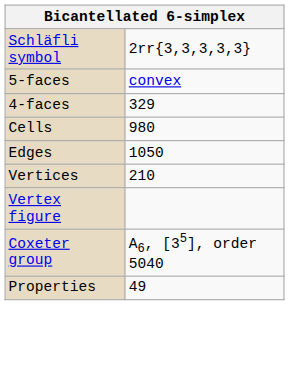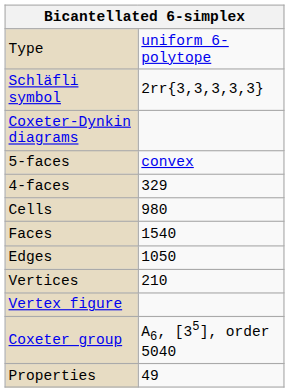+ row: (26, 49)
+ row: (70, 130)
+ row: (30, 233)
